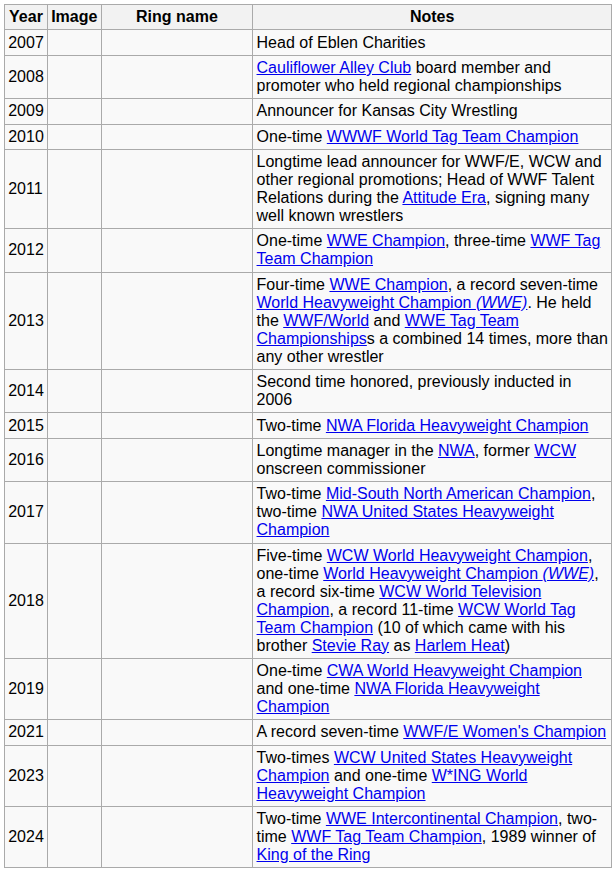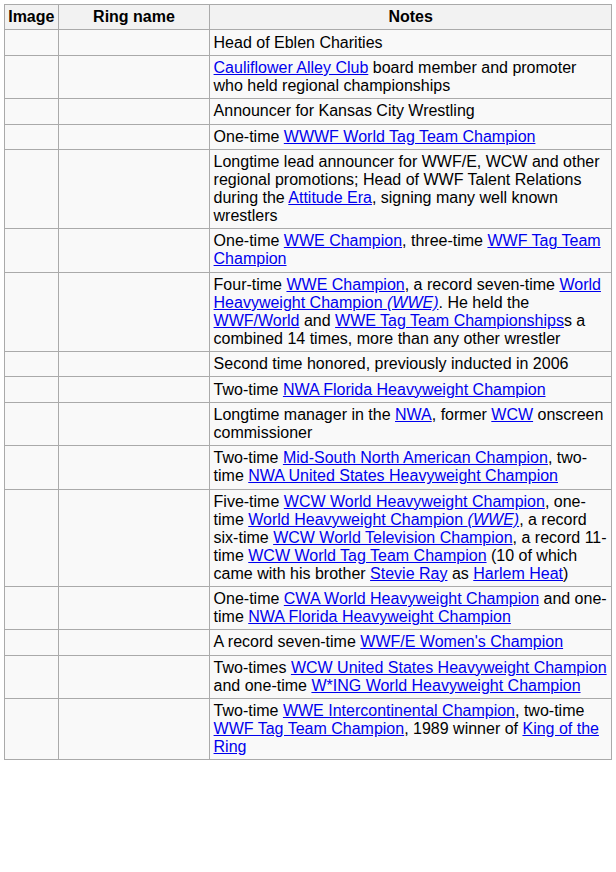- column: (26, 17)
